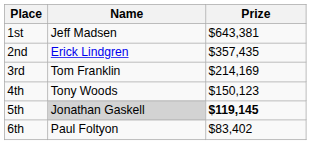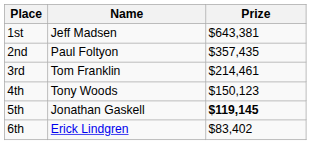(90, 52) Erick Lindgren -> (85, 52) Paul Foltyon
(234, 71) $214,169 -> (234, 71) $214,461
(98, 110) lightgrey background -> (98, 110) no background
(85, 129) Paul Foltyon -> (90, 129) Erick Lindgren
